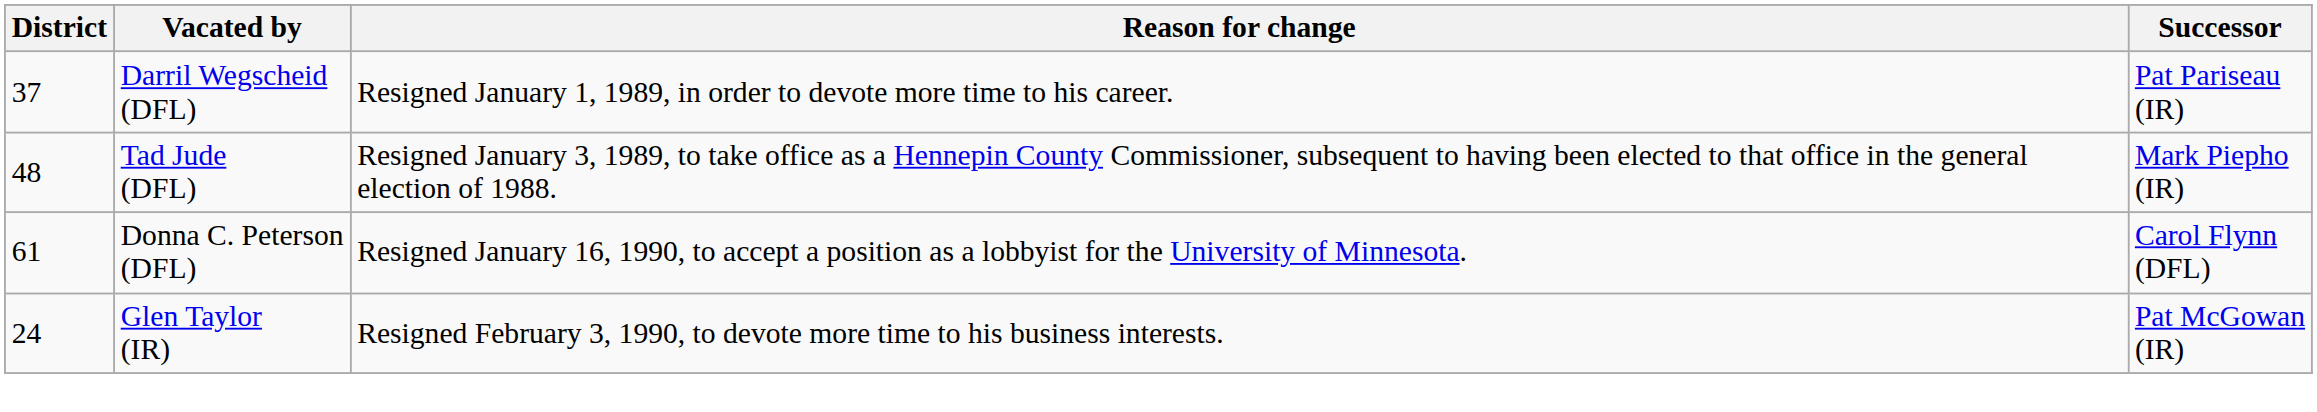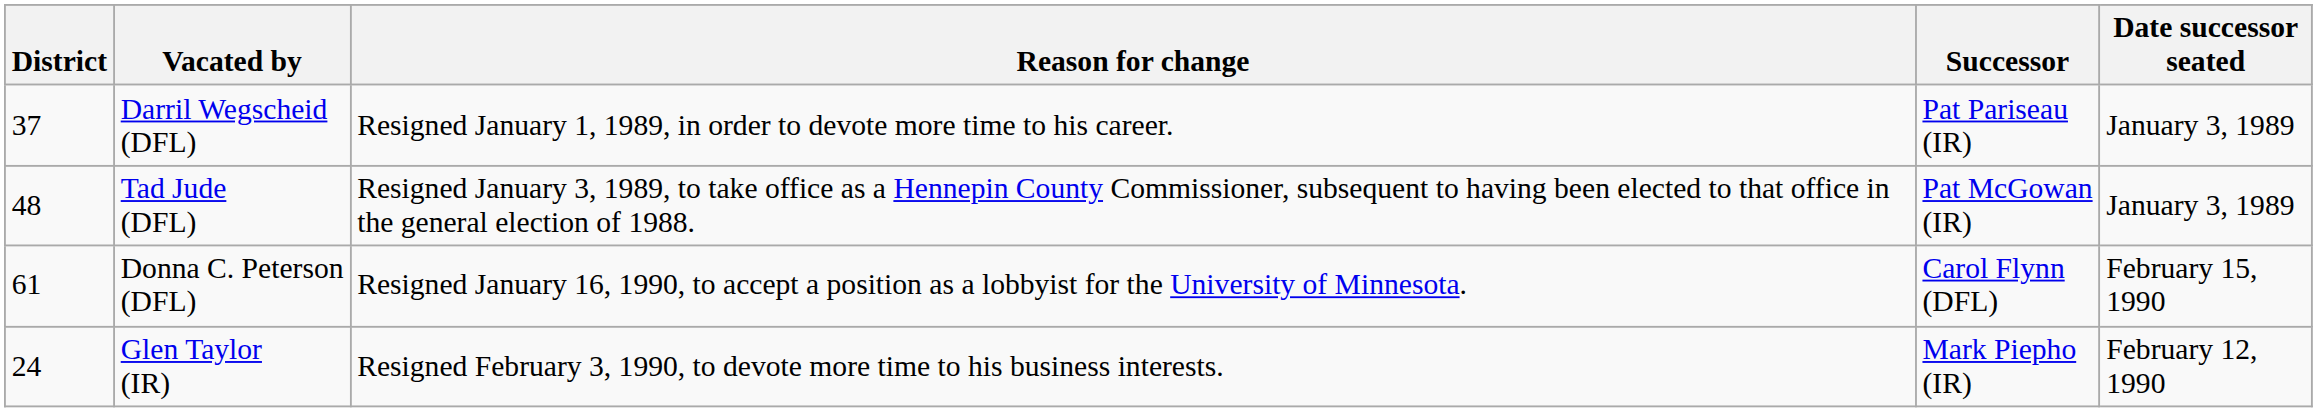+ column: (2206, 44)
(2212, 171) Mark Piepho (IR) -> (2008, 205) Pat McGowan (IR)
(2220, 332) Pat McGowan (IR) -> (1999, 365) Mark Piepho (IR)
